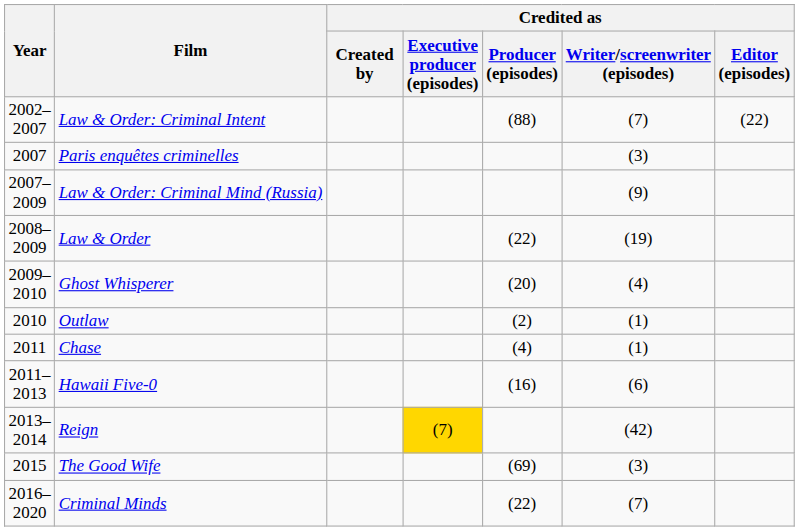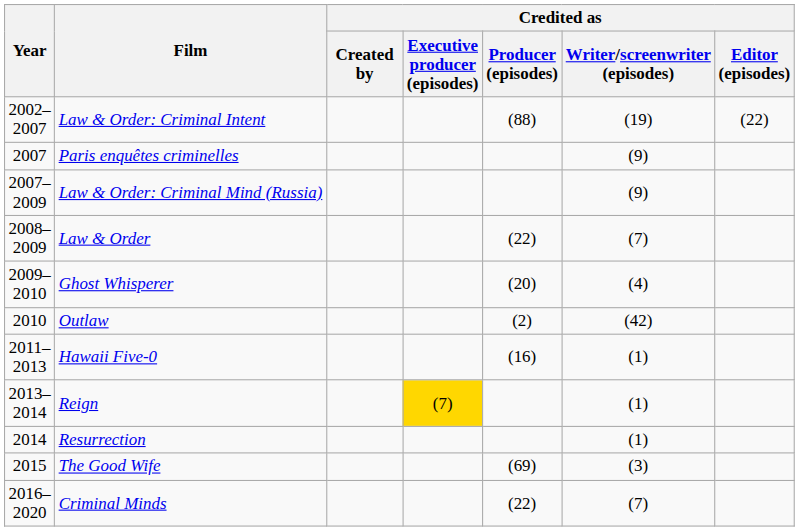(638, 119) (7) -> (638, 119) (19)
(638, 155) (3) -> (638, 155) (9)
(638, 238) (19) -> (638, 238) (7)
(638, 320) (1) -> (638, 320) (42)
- row: (80, 347)
(638, 384) (6) -> (638, 357) (1)
(638, 430) (42) -> (638, 403) (1)
+ row: (102, 439)
